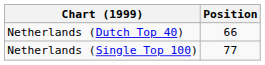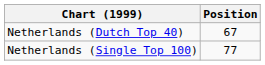(230, 32) 66 -> (230, 32) 67
